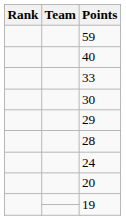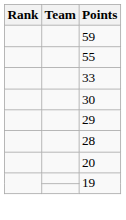+ row: (23, 57)
- row: (23, 57)
- row: (23, 162)
